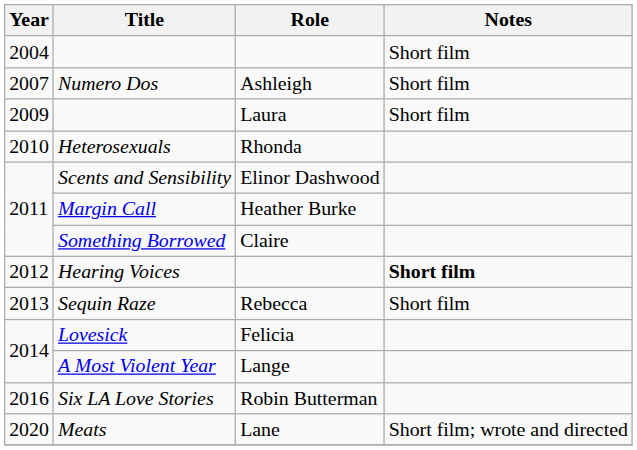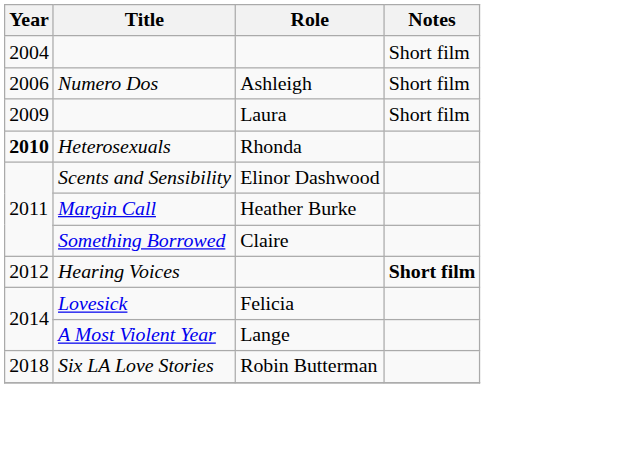(29, 83) 2007 -> (29, 83) 2006
(29, 146) normal -> (29, 146) bold
- row: (107, 303)
(29, 397) 2016 -> (29, 366) 2018
- row: (82, 429)
